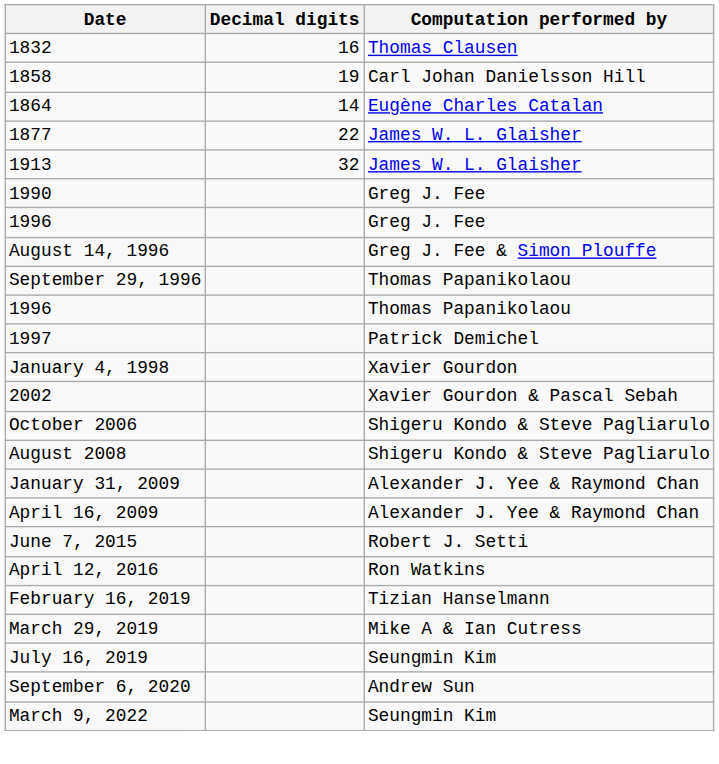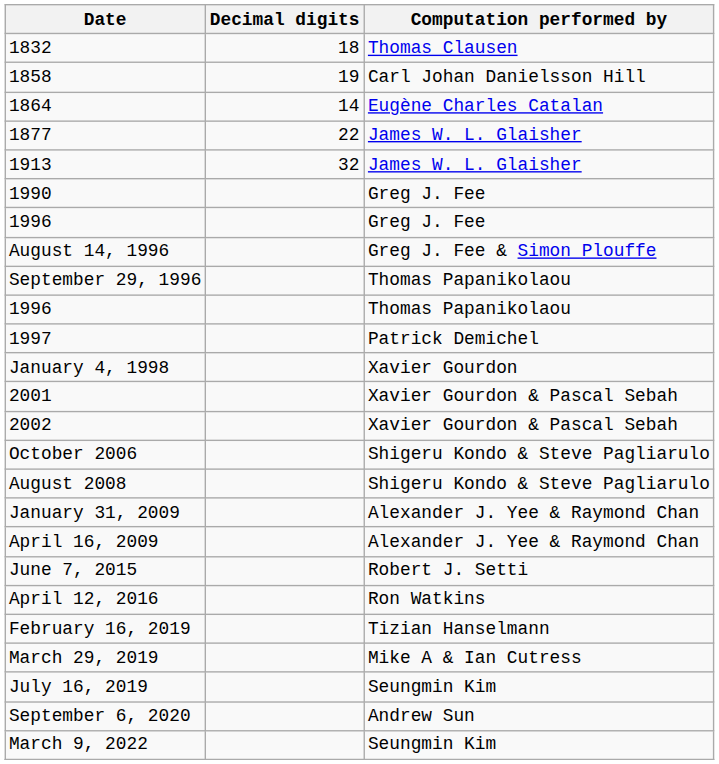(349, 48) 16 -> (349, 48) 18
+ row: (30, 397)
